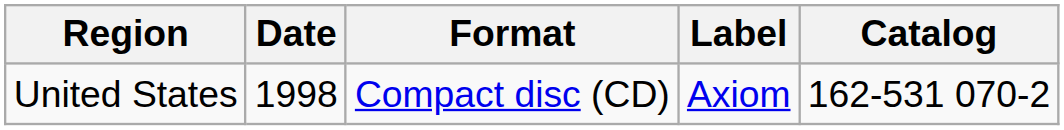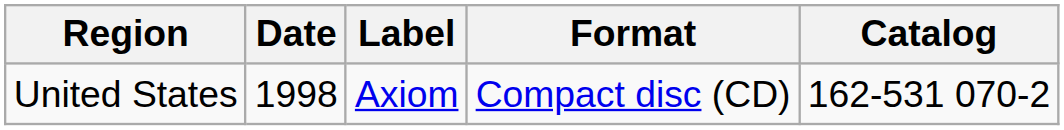columns swapped: (739, 34) <-> (512, 34)
